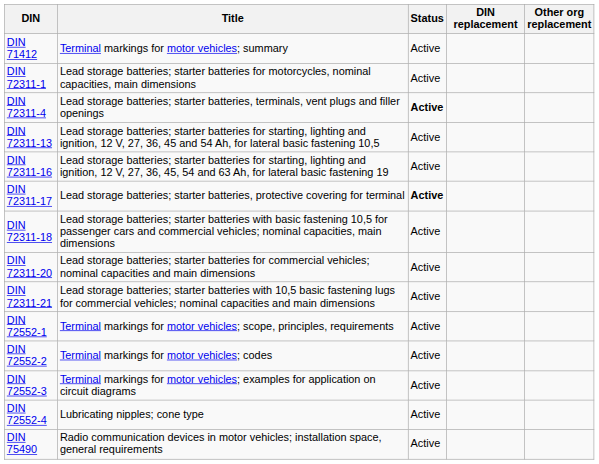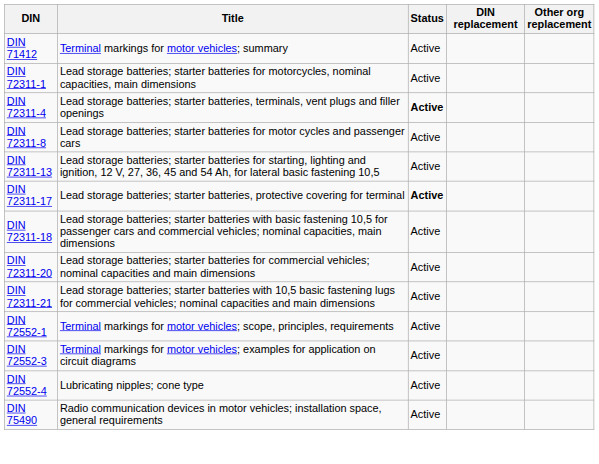+ row: (26, 137)
- row: (29, 166)
- row: (27, 355)
